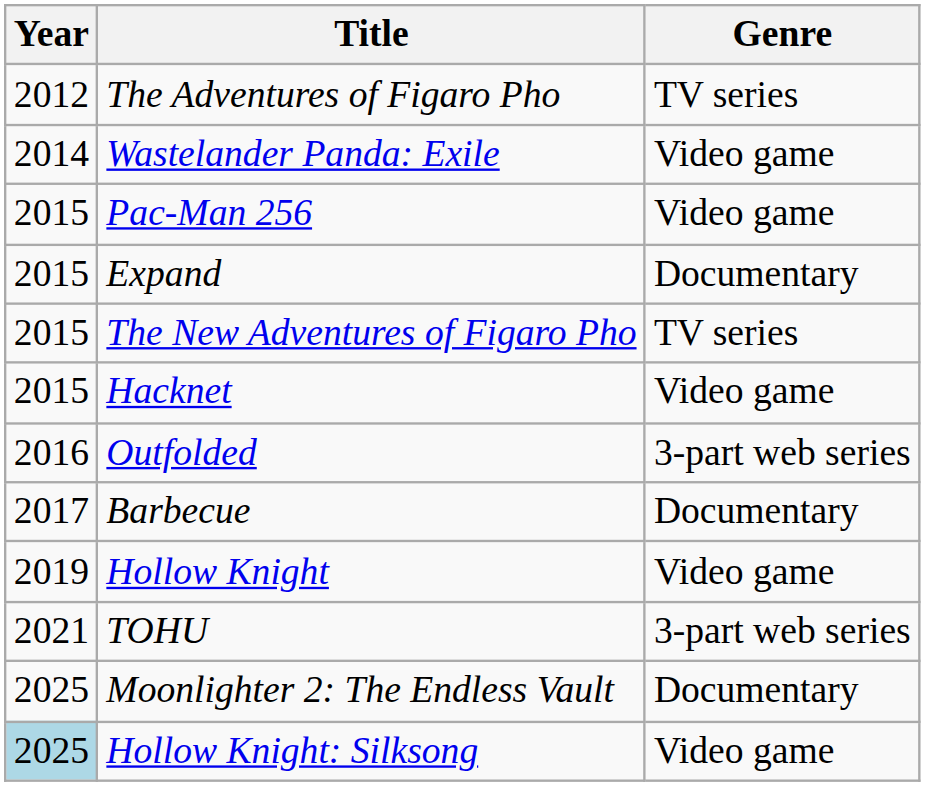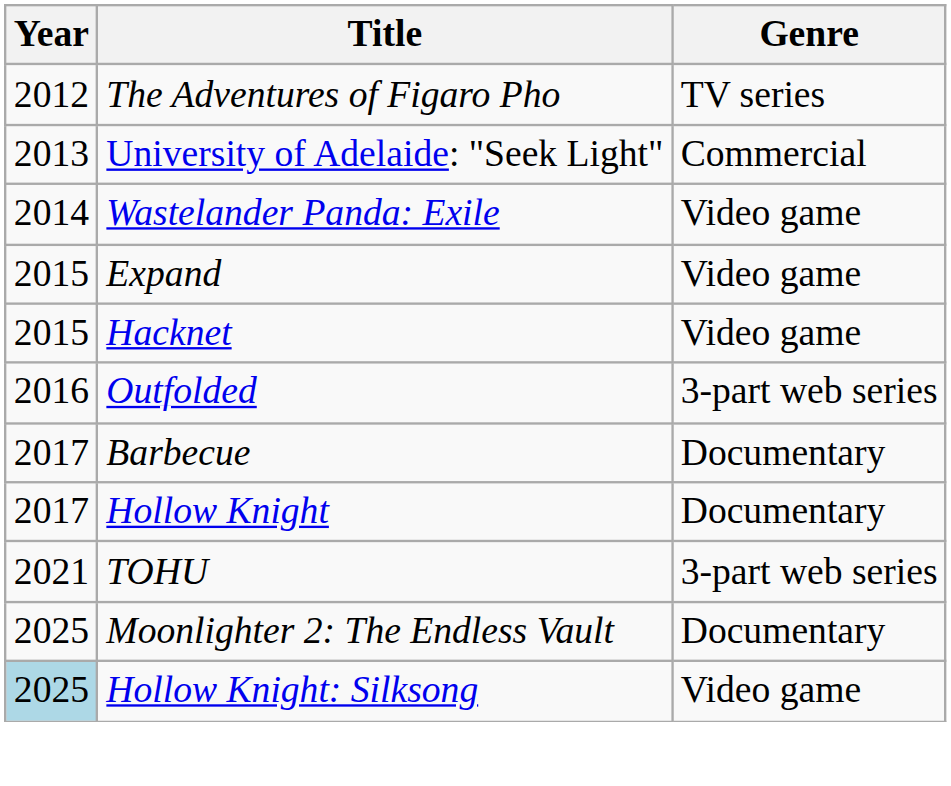+ row: (385, 153)
- row: (209, 213)
(756, 272) Documentary -> (771, 272) Video game
- row: (371, 332)
(51, 570) 2019 -> (51, 511) 2017
(744, 570) Video game -> (783, 511) Documentary
